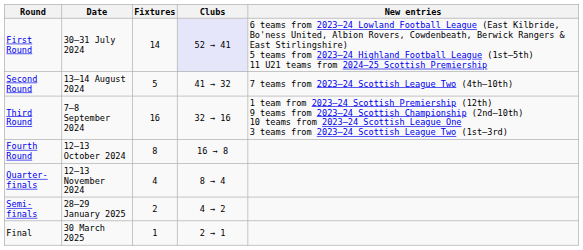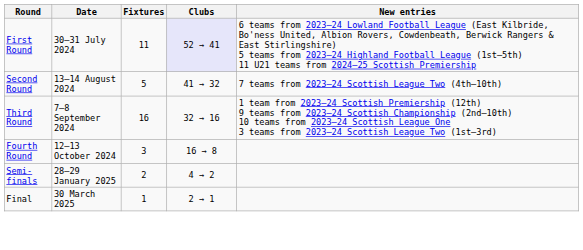(155, 45) 14 -> (144, 45) 11
(155, 151) 8 -> (144, 151) 3
- row: (27, 180)
